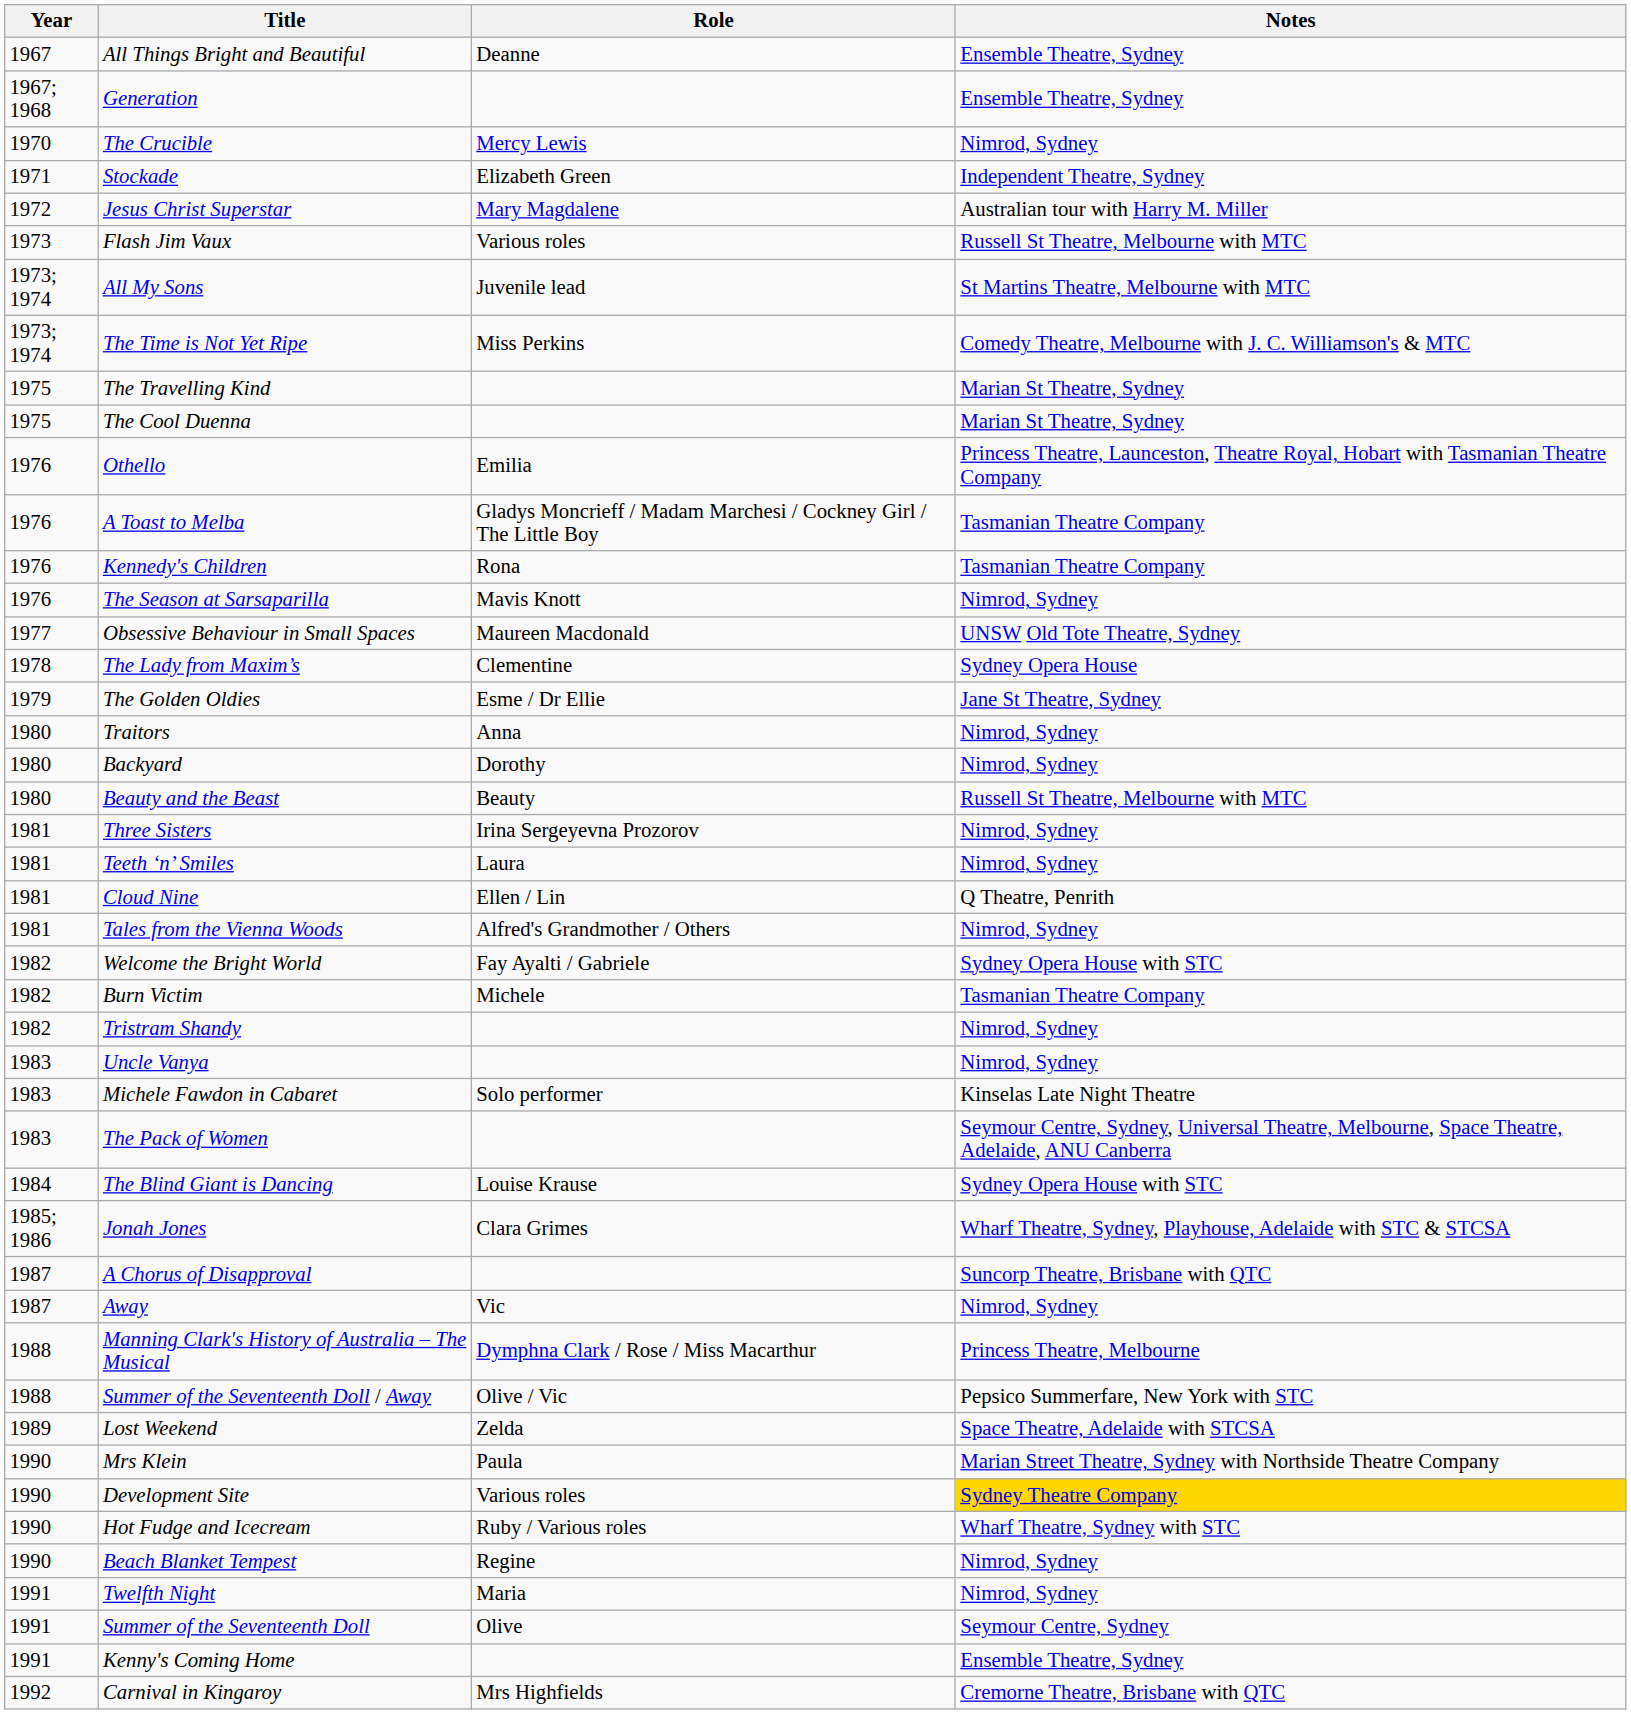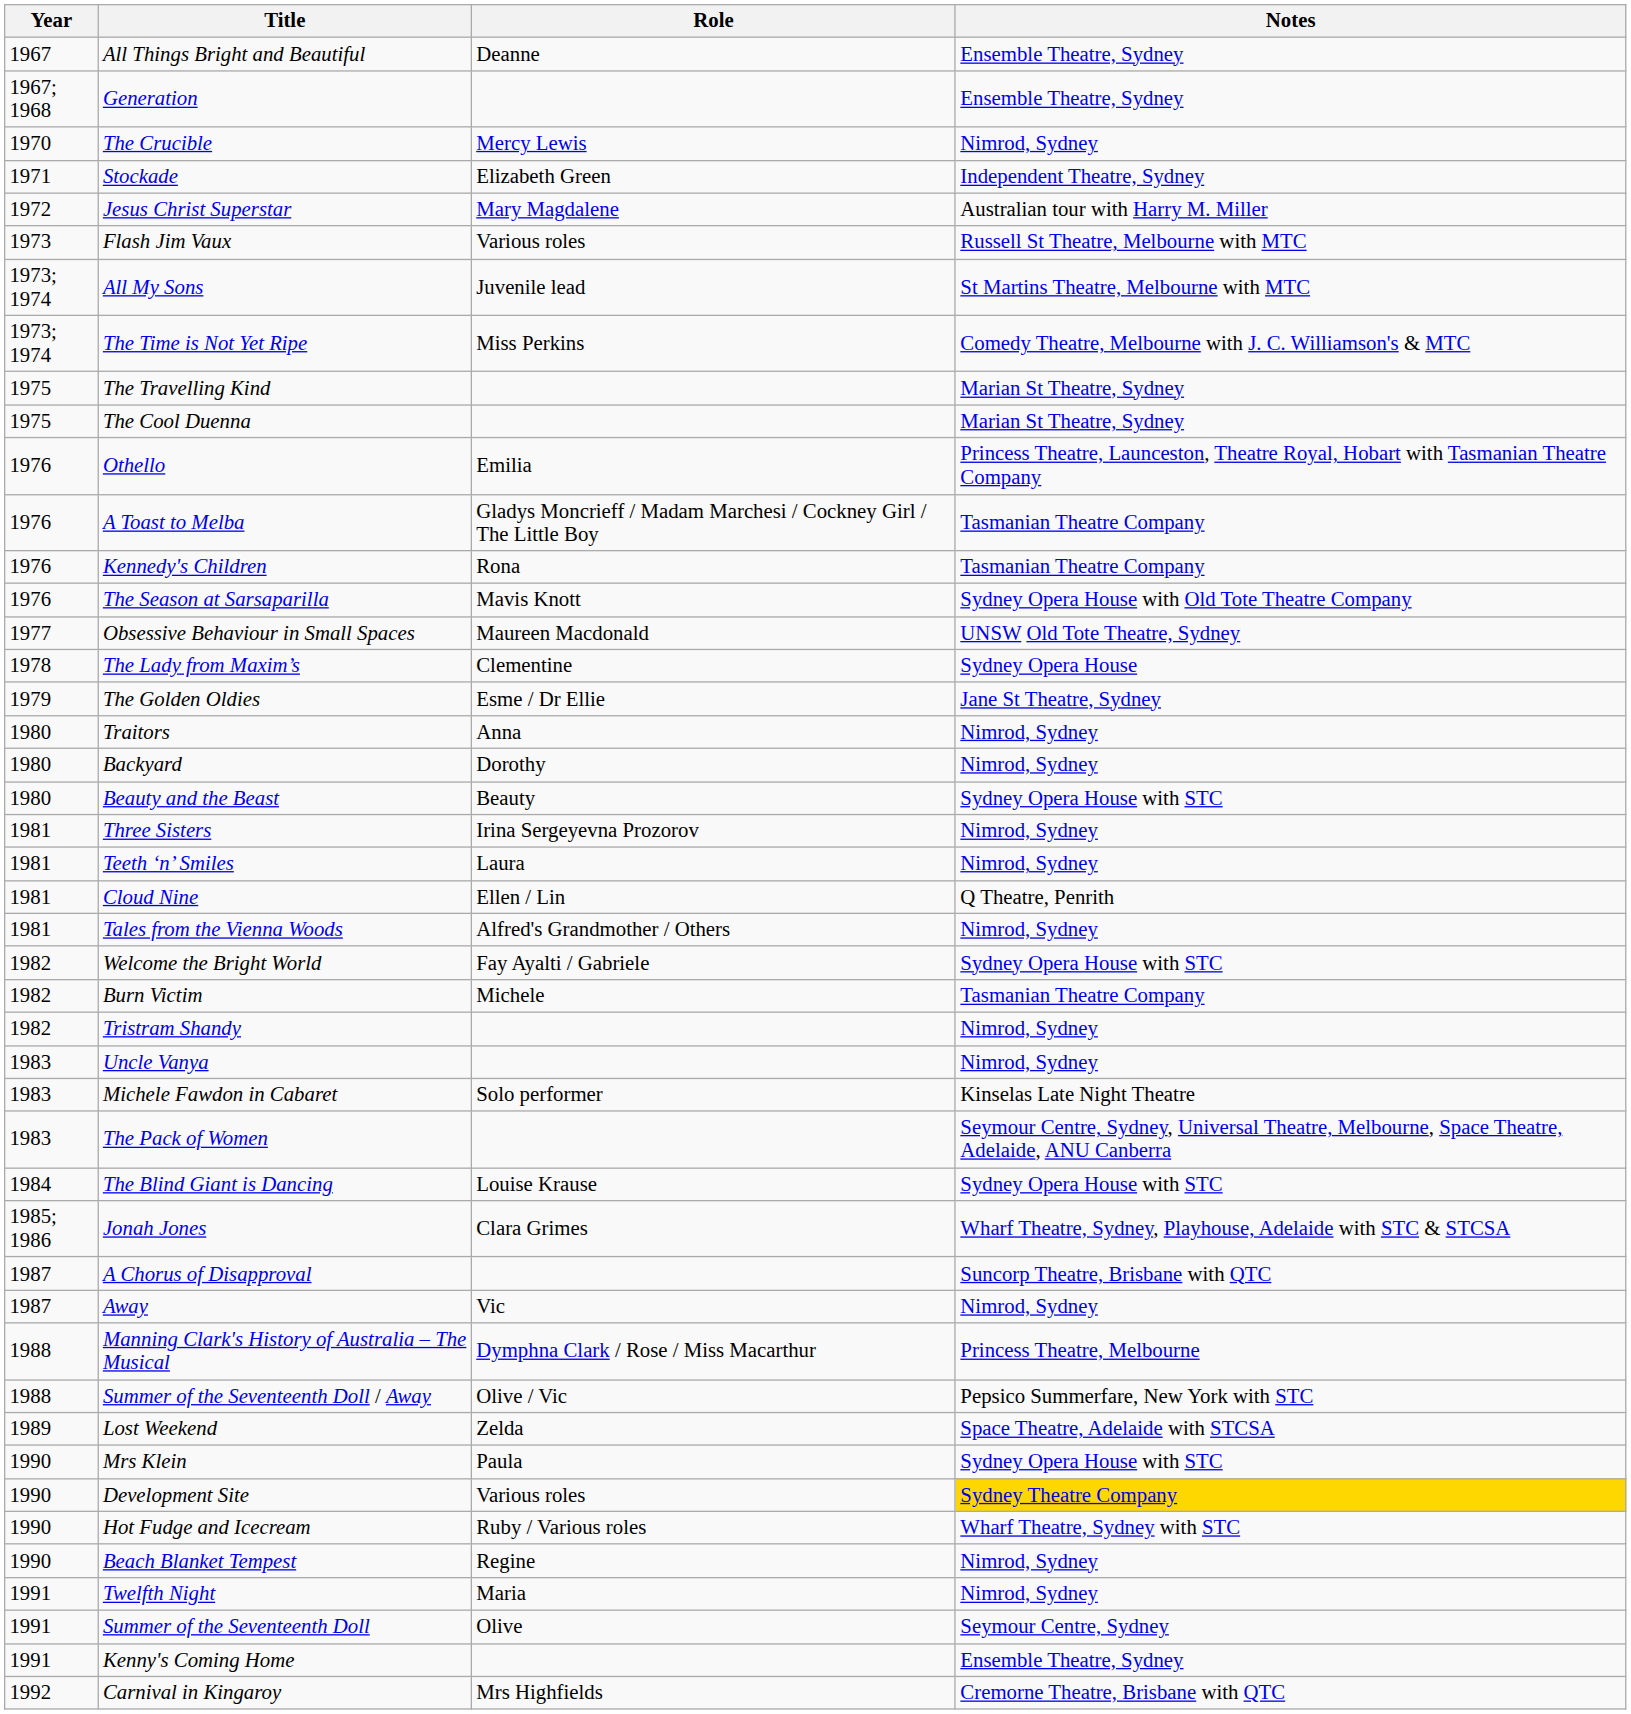(1029, 599) Nimrod, Sydney -> (1186, 599) Sydney Opera House with Old Tote Theatre Company
(1133, 797) Russell St Theatre, Melbourne with MTC -> (1092, 797) Sydney Opera House with STC
(1230, 1461) Marian Street Theatre, Sydney with Northside Theatre Company -> (1092, 1461) Sydney Opera House with STC
